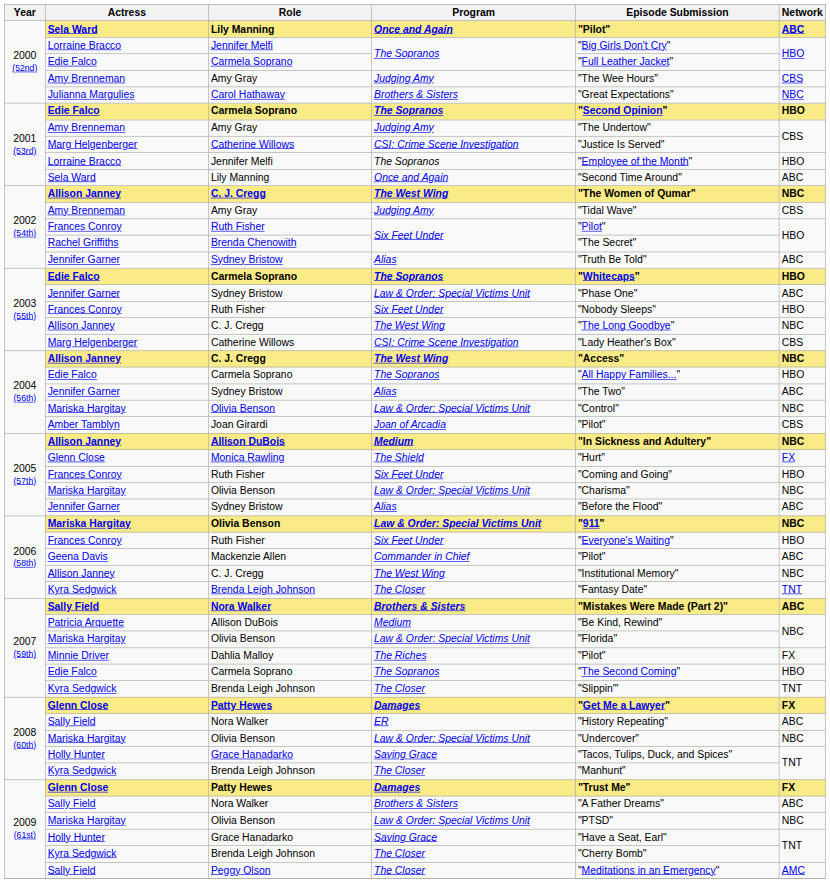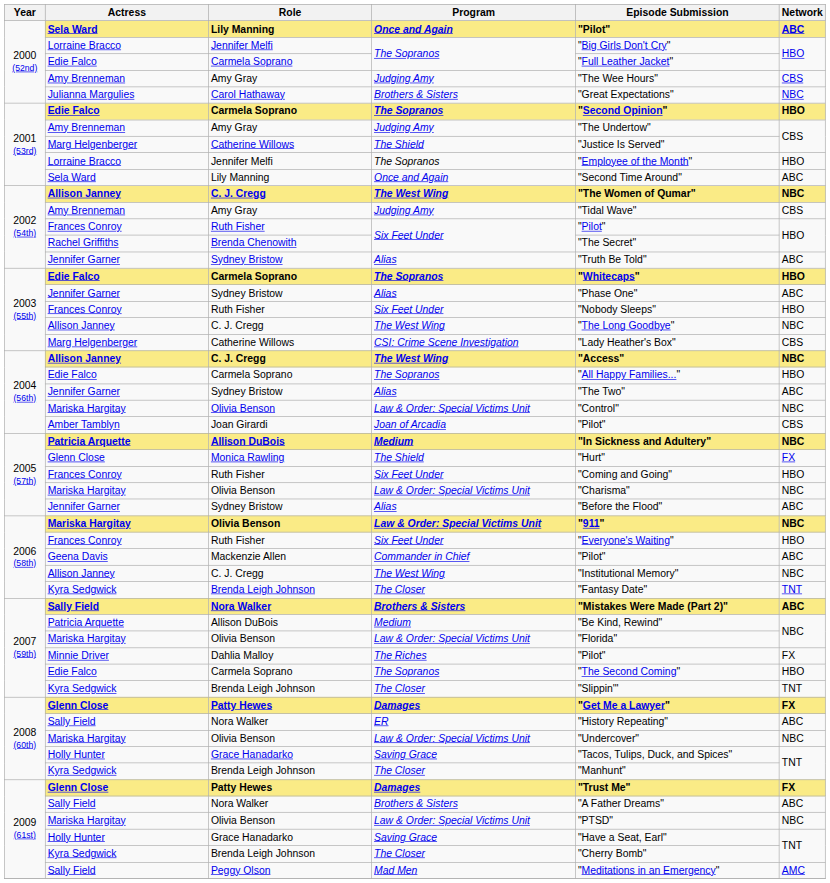(446, 144) CSI: Crime Scene Investigation -> (399, 144) The Shield
(452, 293) Law & Order: Special Victims Unit -> (385, 293) Alias
(84, 441) Allison Janney -> (89, 441) Patricia Arquette
(399, 870) The Closer -> (396, 870) Mad Men
